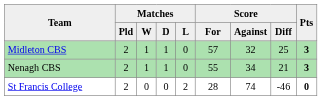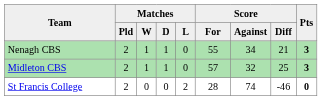rows swapped: (37, 50) <-> (34, 68)
